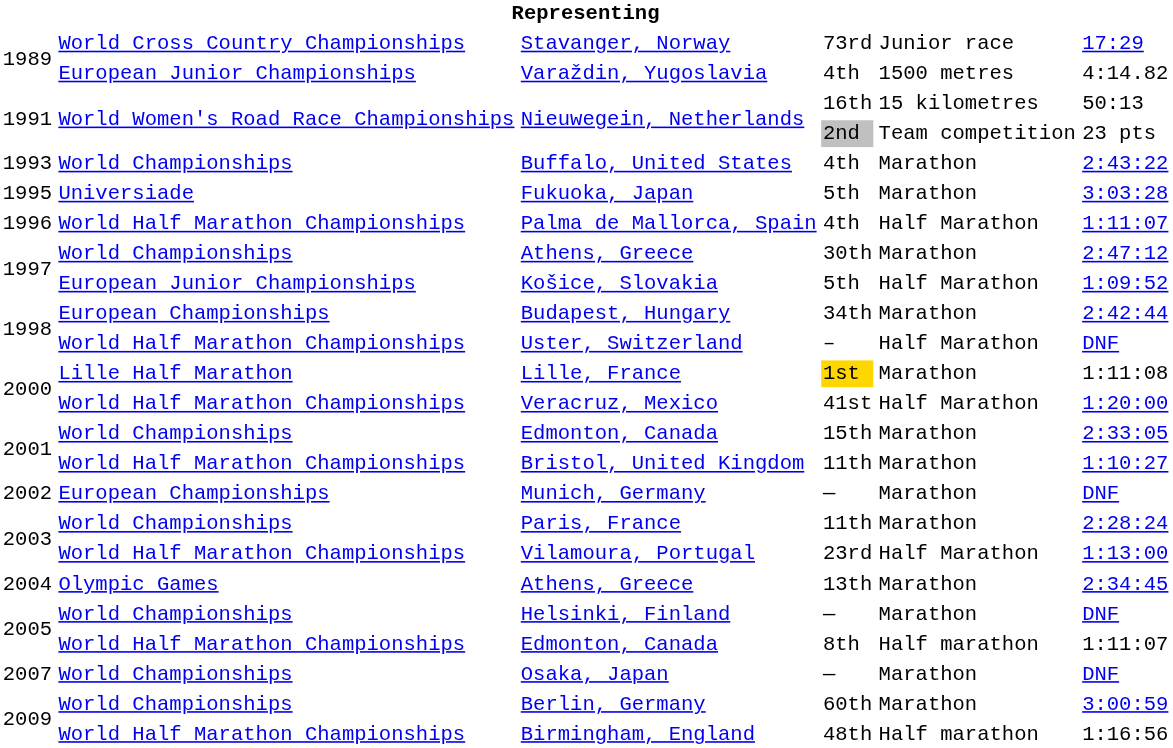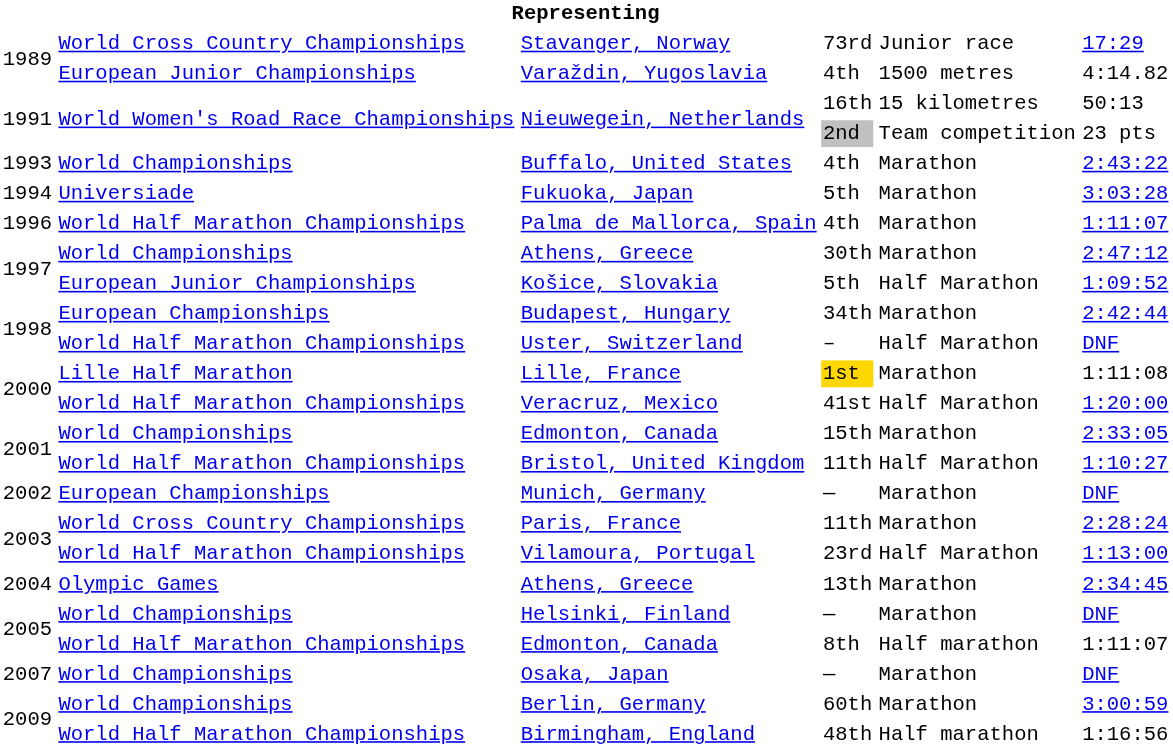(27, 194) 1995 -> (27, 194) 1994
(959, 224) Half Marathon -> (928, 224) Marathon
(928, 464) Marathon -> (959, 464) Half Marathon
(175, 524) World Championships -> (262, 524) World Cross Country Championships
